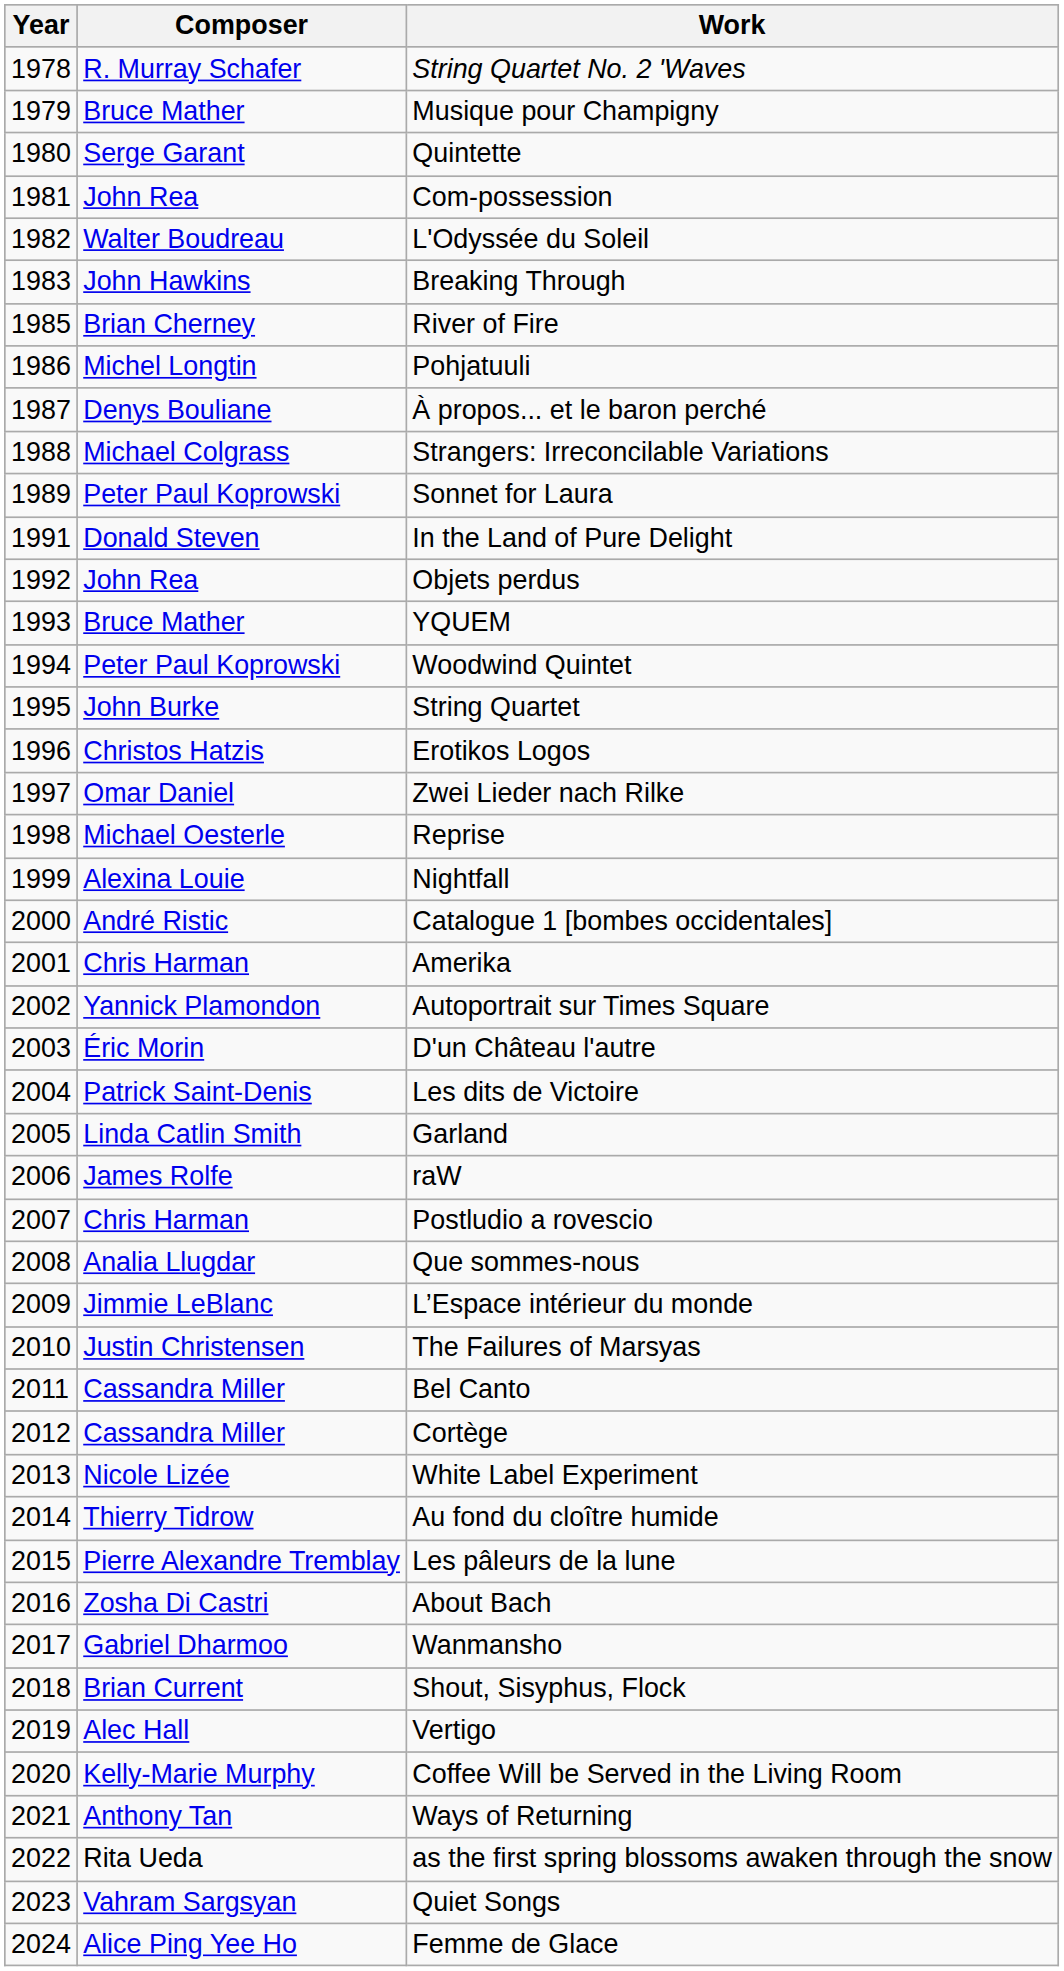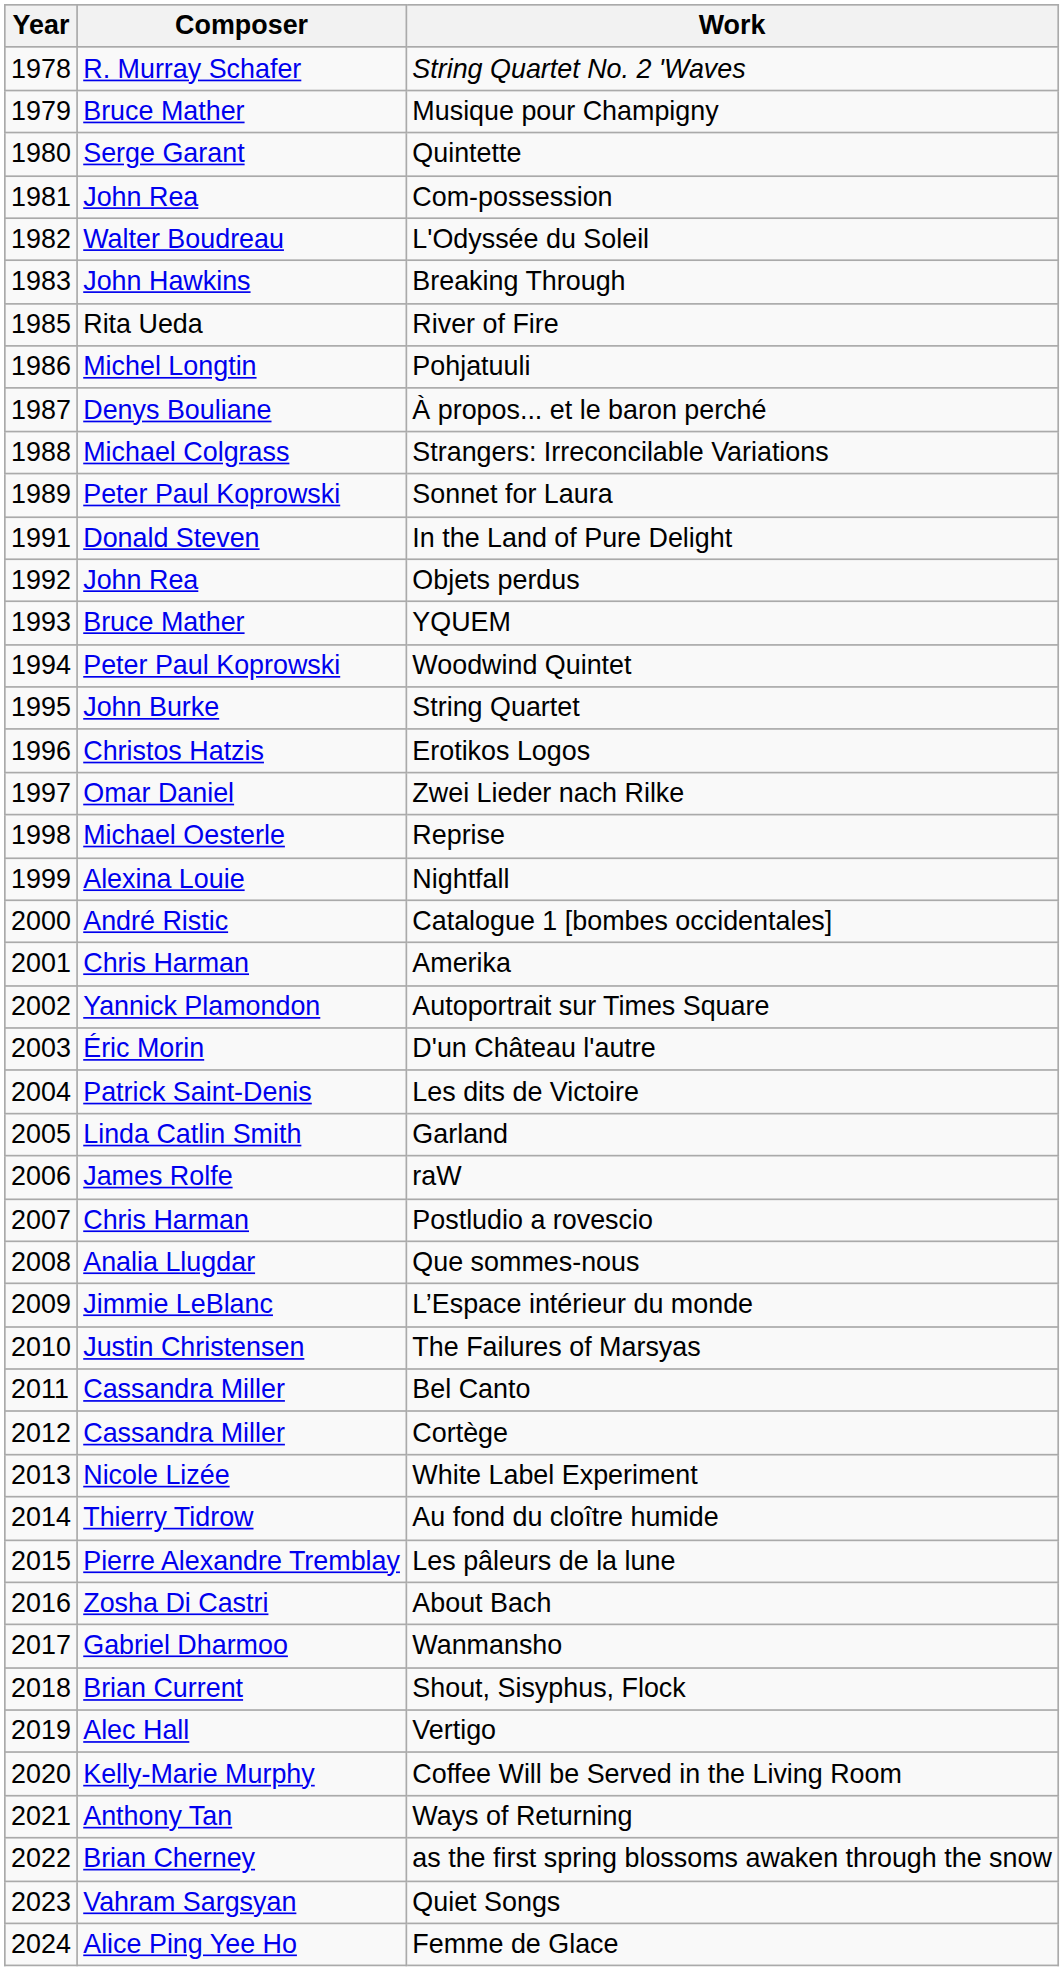(169, 324) Brian Cherney -> (143, 324) Rita Ueda
(143, 1858) Rita Ueda -> (169, 1858) Brian Cherney
